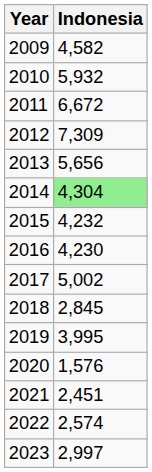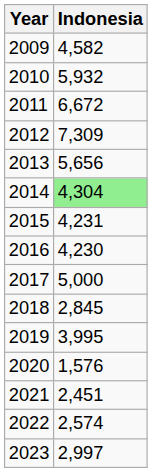(81, 221) 4,232 -> (81, 221) 4,231
(81, 279) 5,002 -> (81, 279) 5,000
